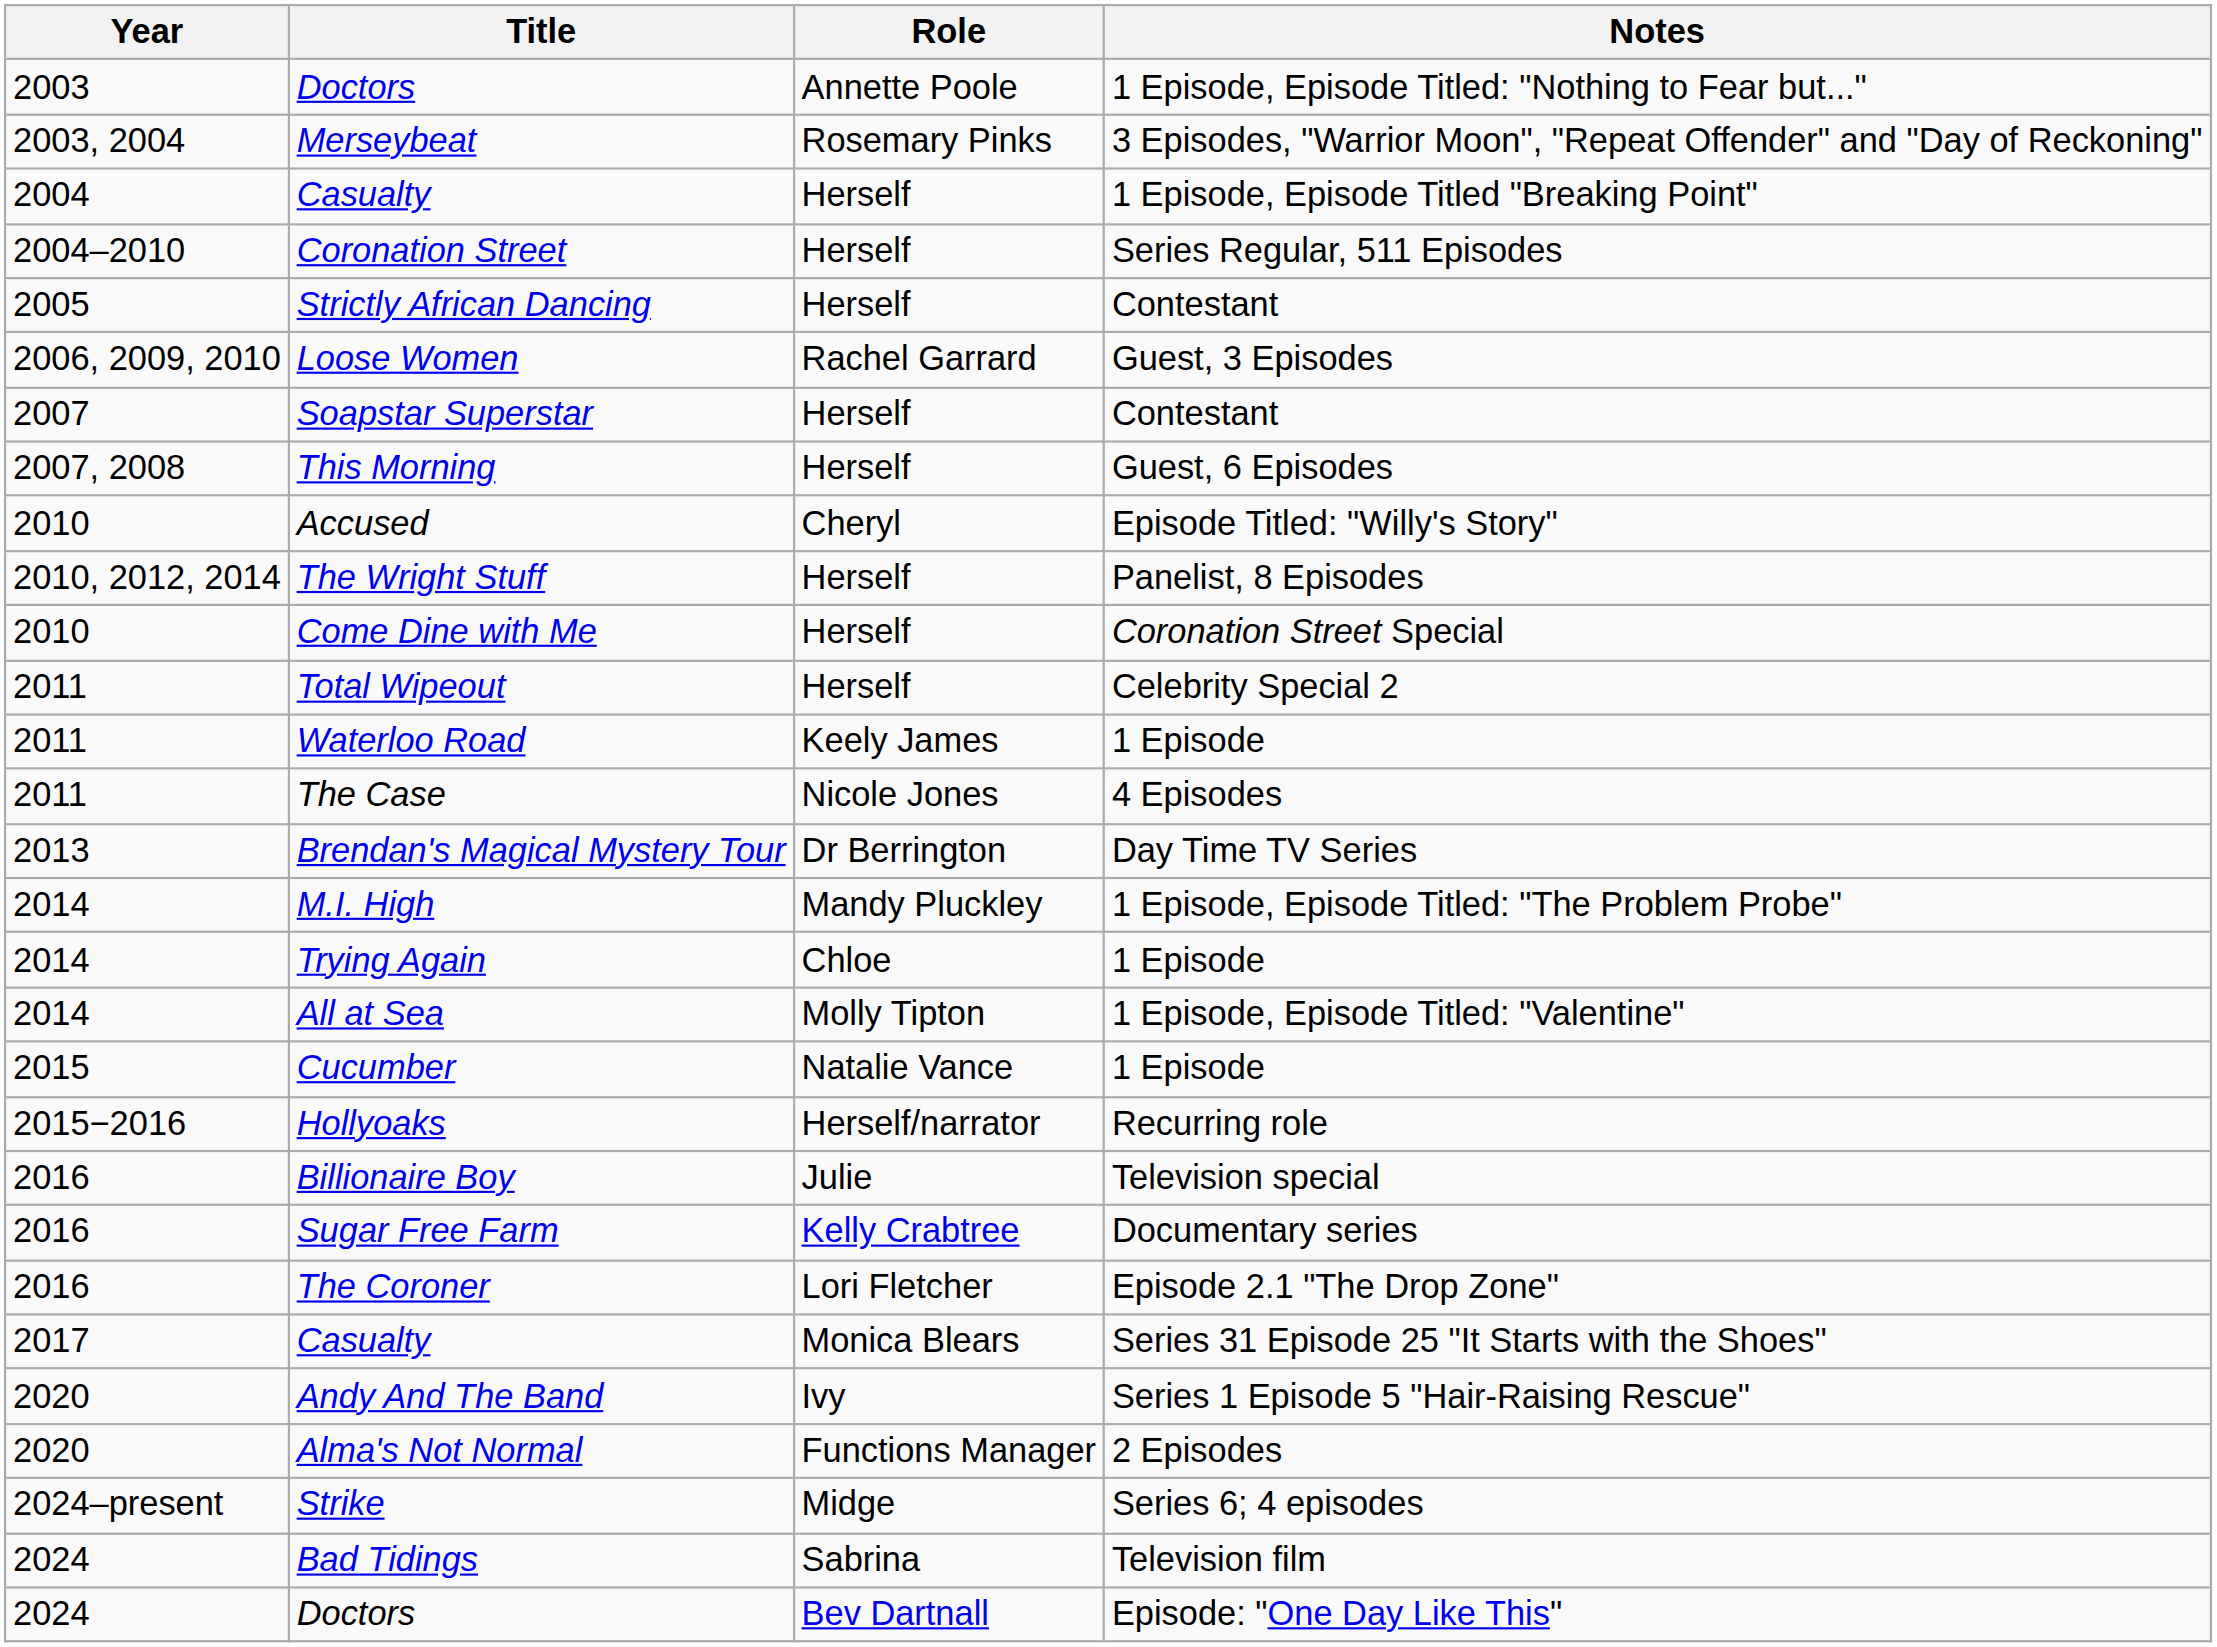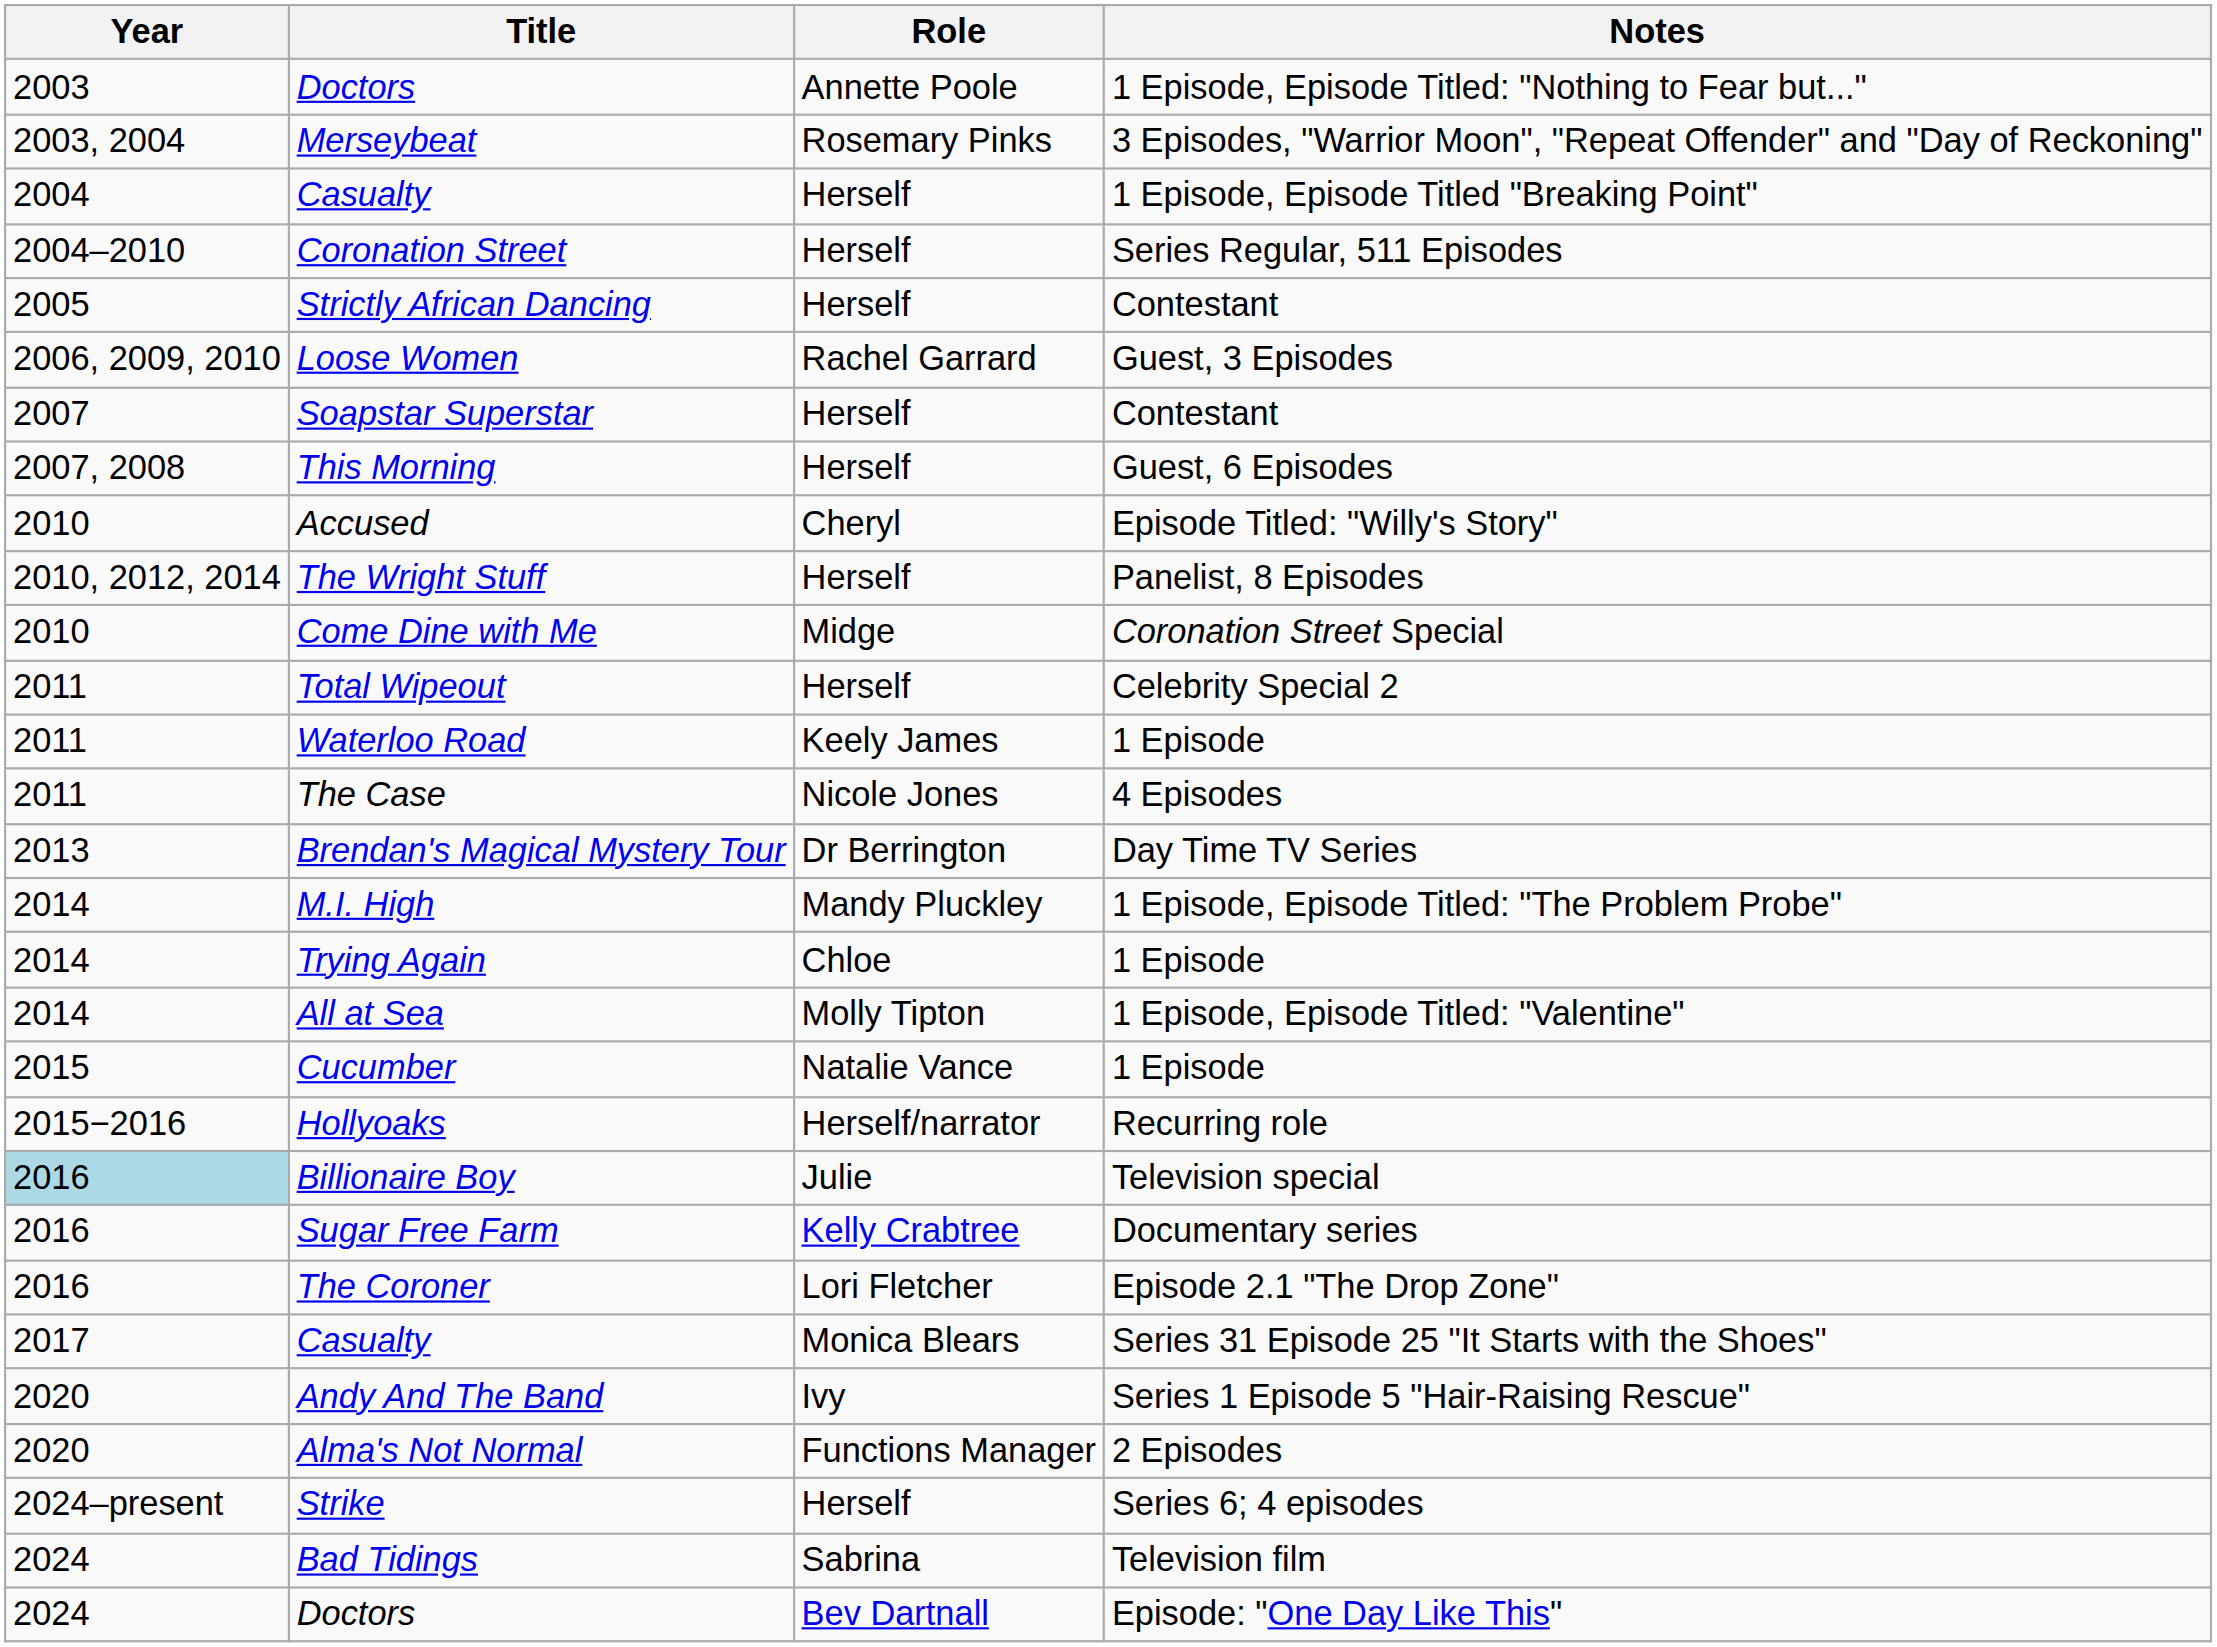(856, 631) Herself -> (848, 631) Midge
(51, 1177) no background -> (51, 1177) lightblue background
(848, 1504) Midge -> (856, 1504) Herself
